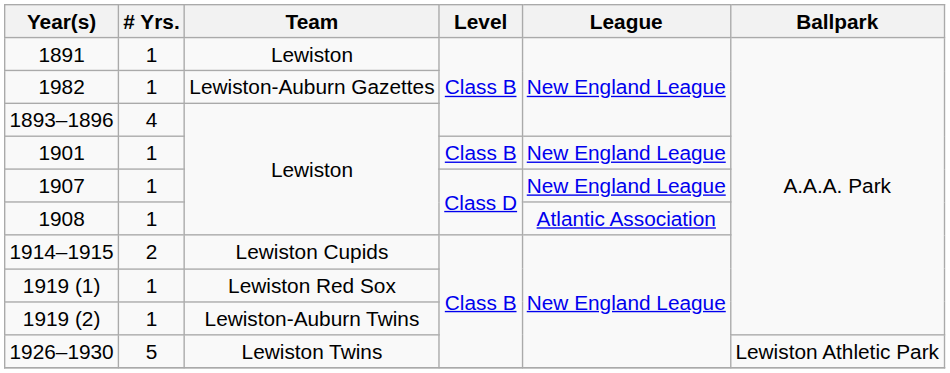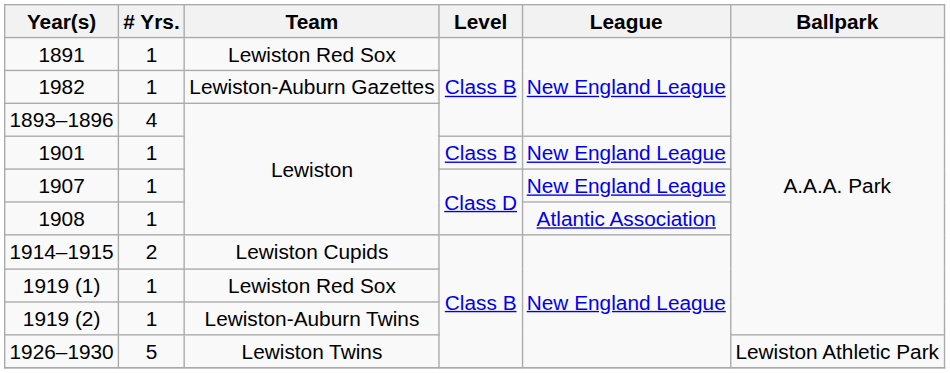(312, 54) Lewiston -> (312, 54) Lewiston Red Sox
